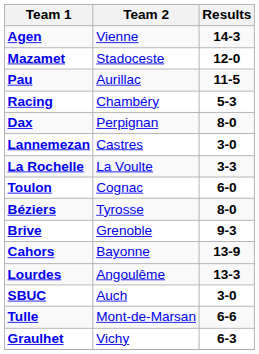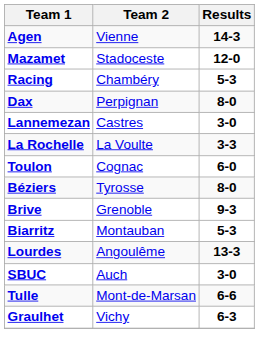- row: (20, 79)
- row: (31, 252)
+ row: (31, 230)
